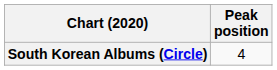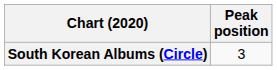(241, 53) 4 -> (241, 53) 3
